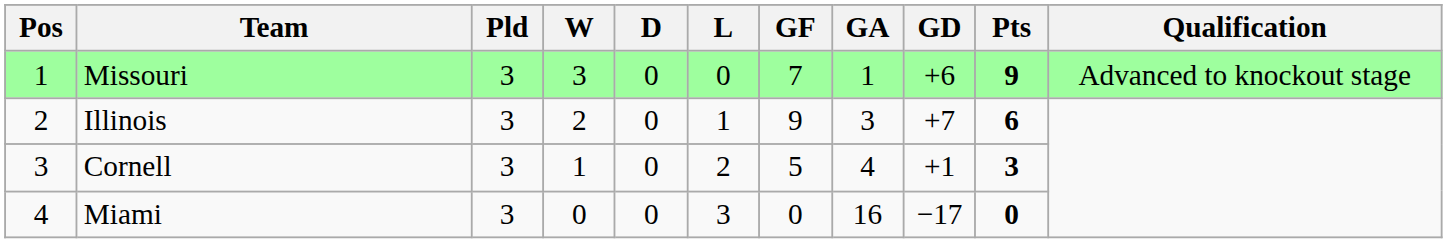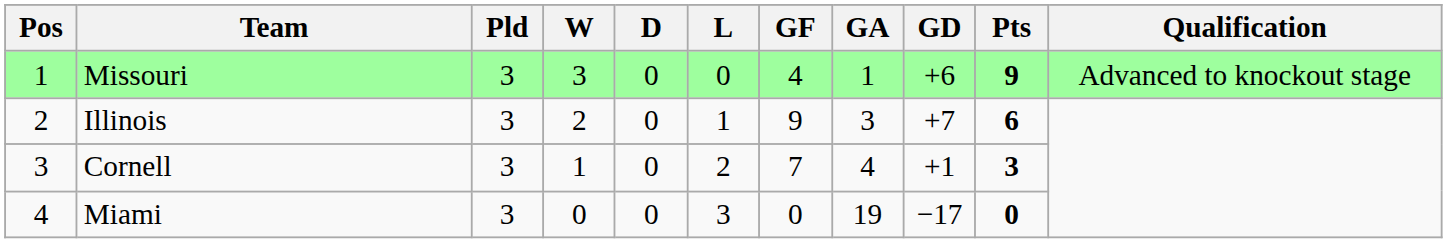(795, 74) 7 -> (795, 74) 4
(795, 167) 5 -> (795, 167) 7
(867, 213) 16 -> (867, 213) 19
